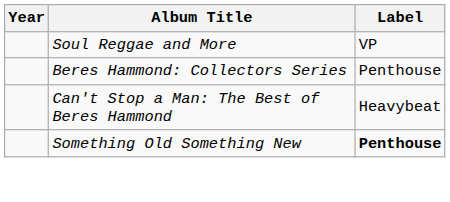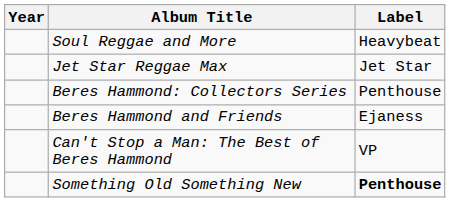(368, 45) VP -> (400, 42) Heavybeat
+ row: (140, 67)
+ row: (167, 117)
(400, 107) Heavybeat -> (368, 151) VP
